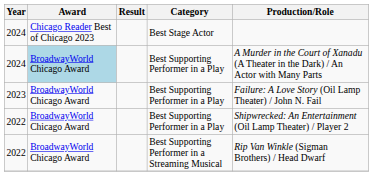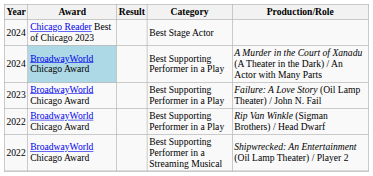(295, 121) Shipwrecked: An Entertainment (Oil Lamp Theater) / Player 2 -> (281, 121) Rip Van Winkle (Sigman Brothers) / Head Dwarf
(281, 153) Rip Van Winkle (Sigman Brothers) / Head Dwarf -> (295, 153) Shipwrecked: An Entertainment (Oil Lamp Theater) / Player 2
